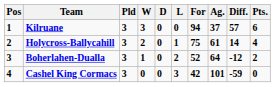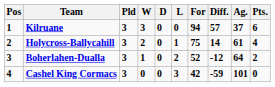columns swapped: (217, 12) <-> (239, 12)
